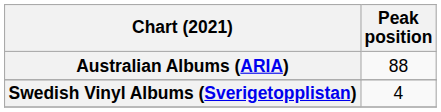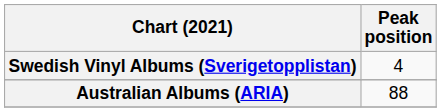rows swapped: (183, 65) <-> (183, 93)
